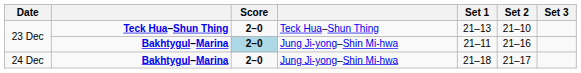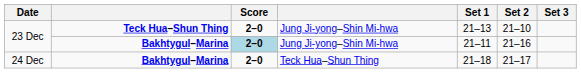(329, 29) Teck Hua–Shun Thing -> (339, 29) Jung Ji-yong–Shin Mi-hwa
(339, 60) Jung Ji-yong–Shin Mi-hwa -> (329, 60) Teck Hua–Shun Thing
